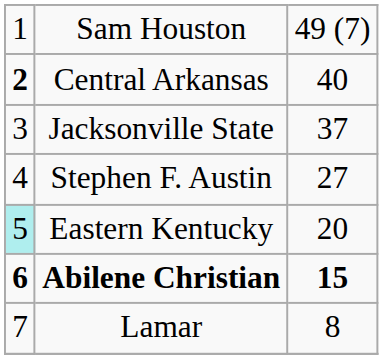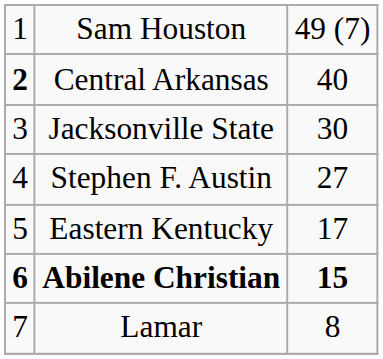(333, 128) 37 -> (333, 128) 30
(20, 228) paleturquoise background -> (20, 228) no background
(333, 228) 20 -> (333, 228) 17
